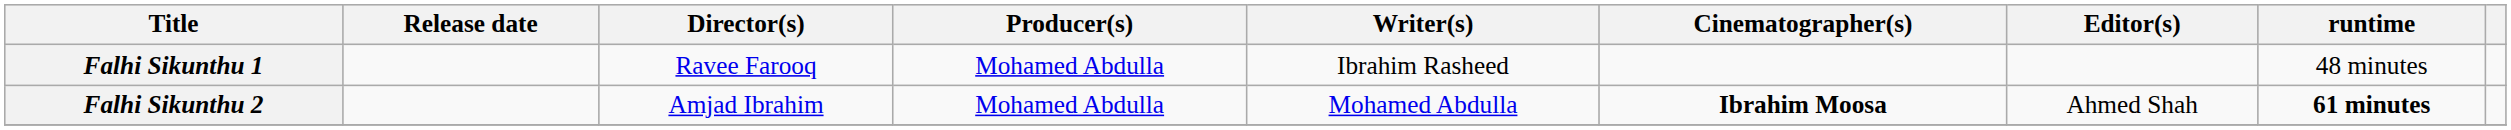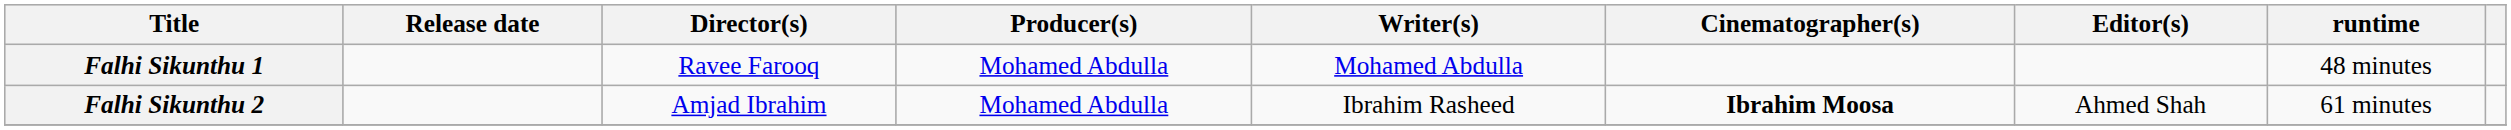(1423, 64) Ibrahim Rasheed -> (1429, 64) Mohamed Abdulla
(1423, 104) Mohamed Abdulla -> (1429, 104) Ibrahim Rasheed
(2372, 104) bold -> (2376, 104) normal
